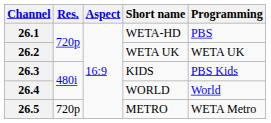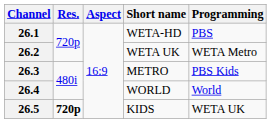(218, 52) WETA UK -> (224, 52) WETA Metro
(140, 71) KIDS -> (147, 71) METRO
(68, 109) normal -> (68, 109) bold
(147, 109) METRO -> (140, 109) KIDS
(224, 109) WETA Metro -> (218, 109) WETA UK
